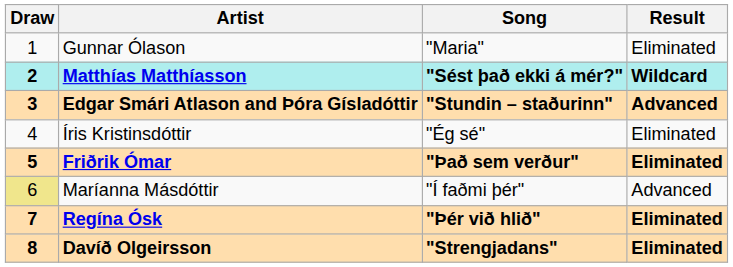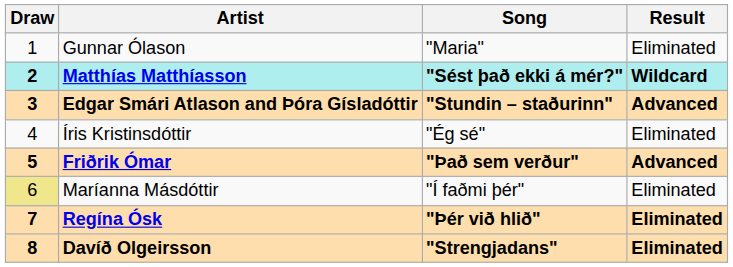(677, 162) Eliminated -> (675, 162) Advanced
(672, 190) Advanced -> (674, 190) Eliminated
